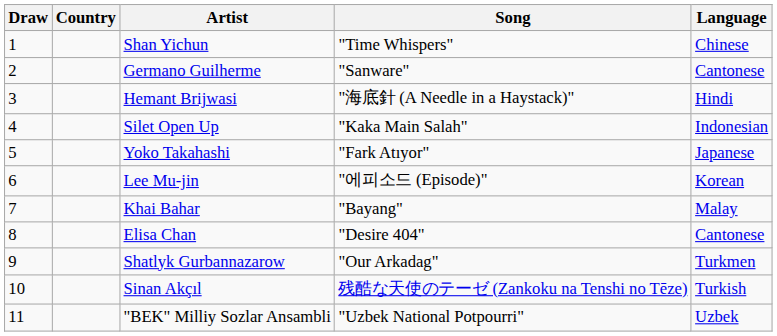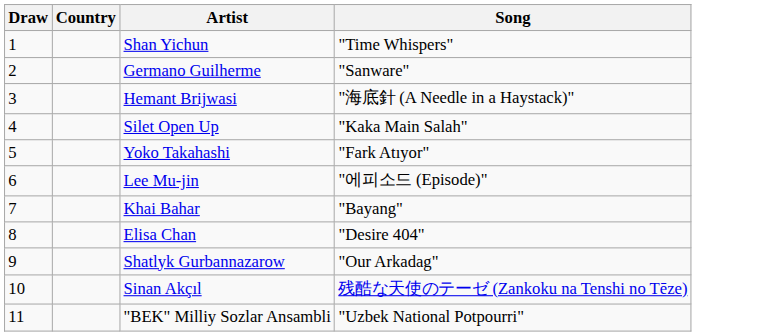- column: (732, 17)
